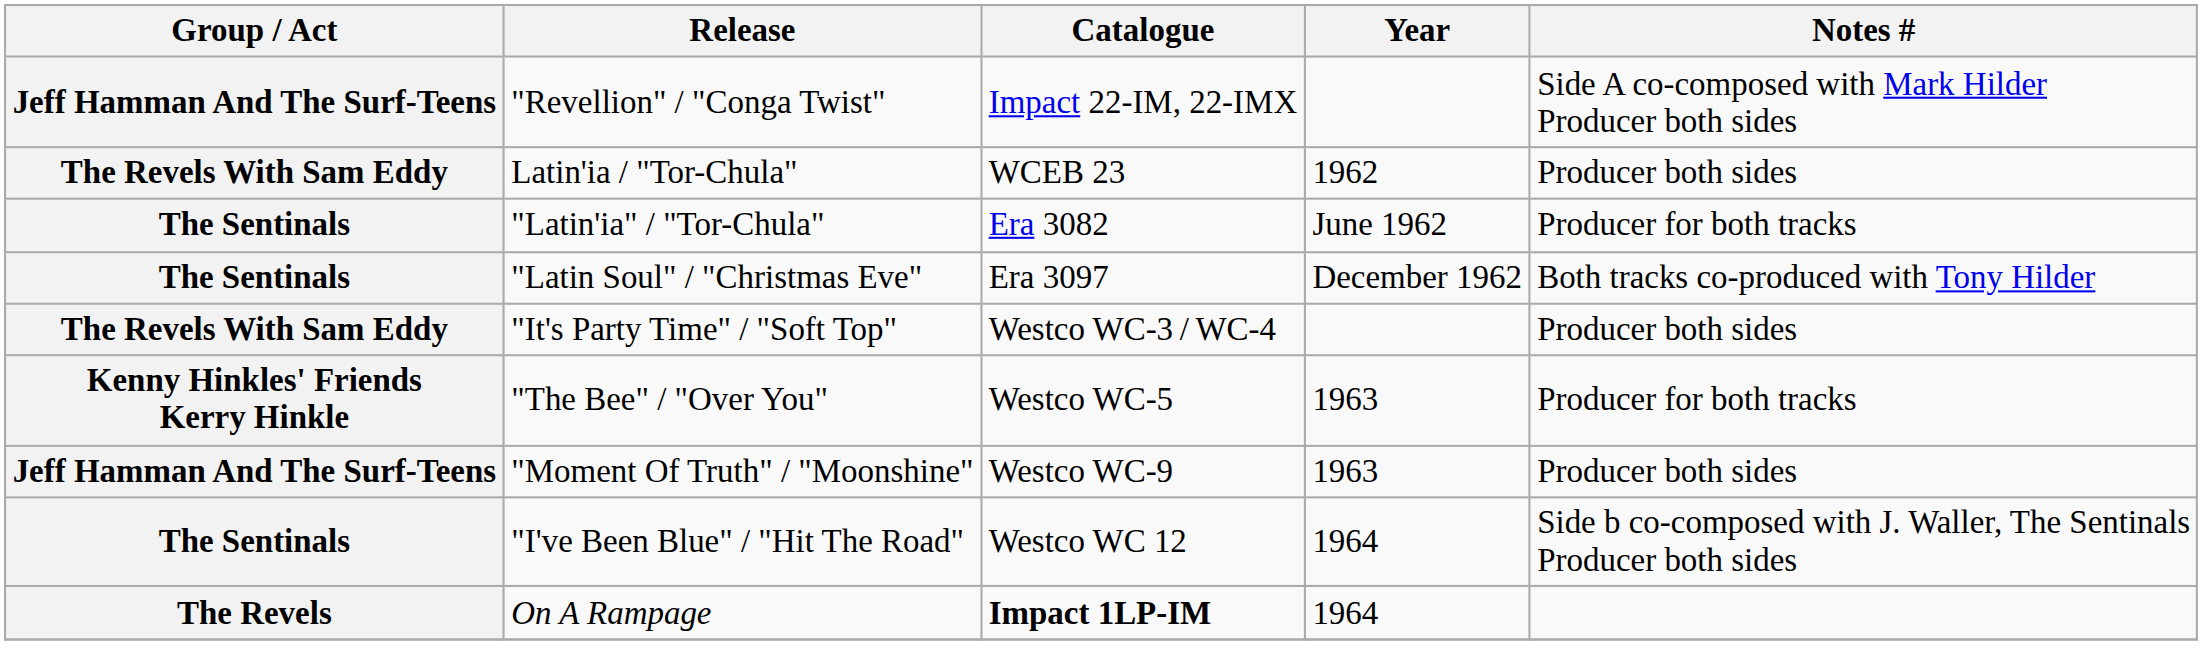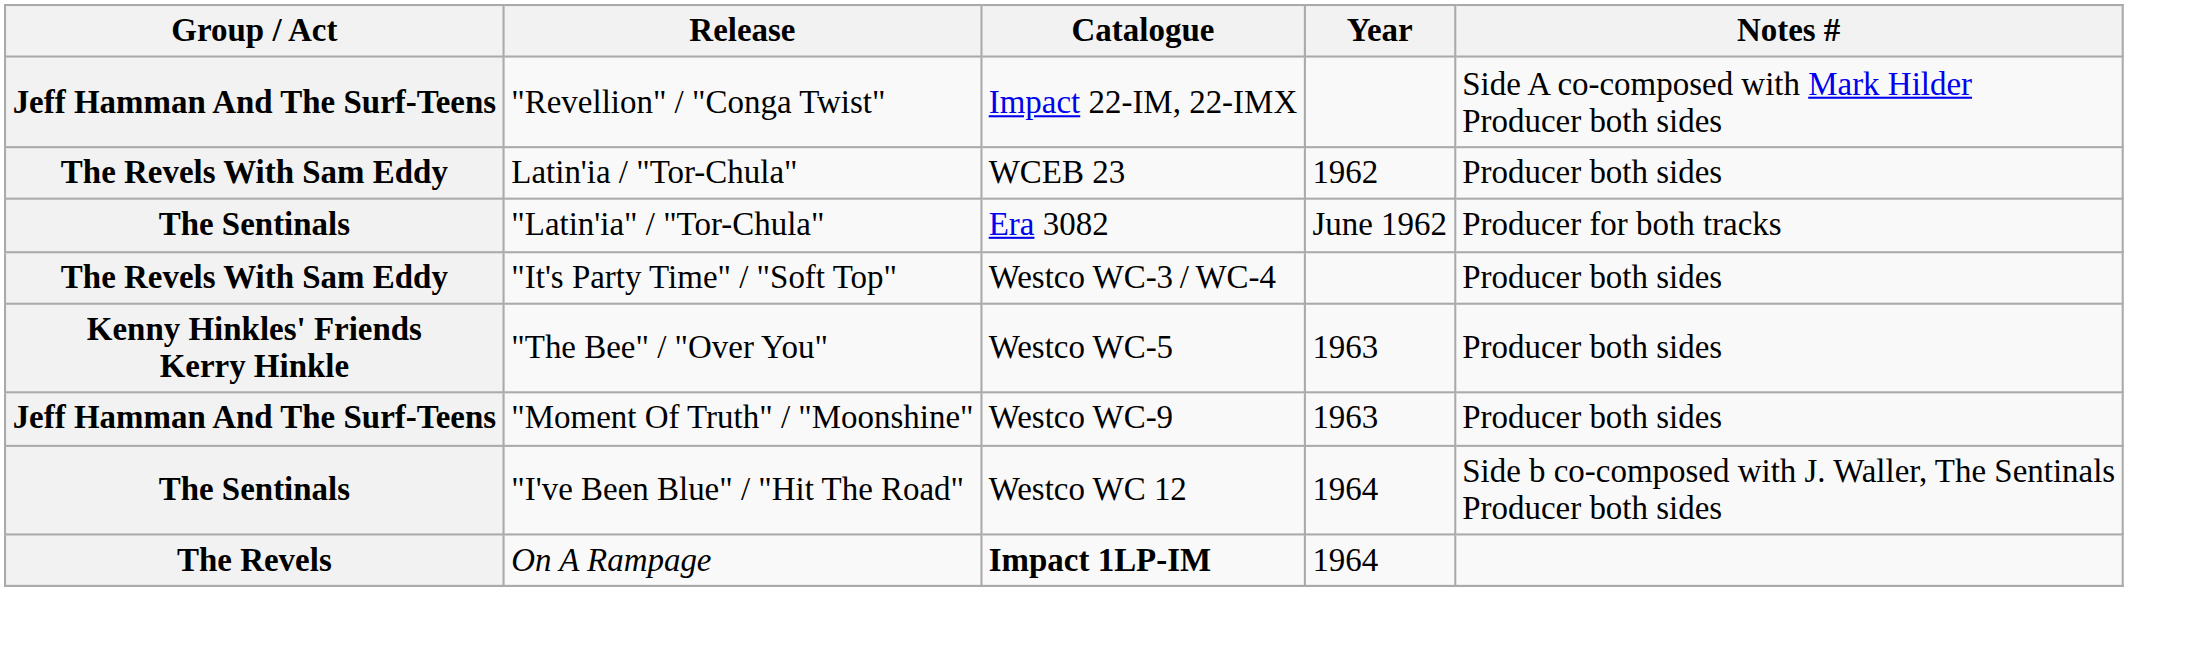- row: (717, 276)
(1697, 399) Producer for both tracks -> (1592, 347) Producer both sides
